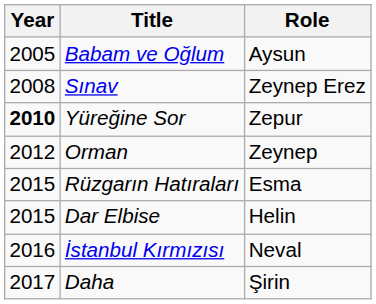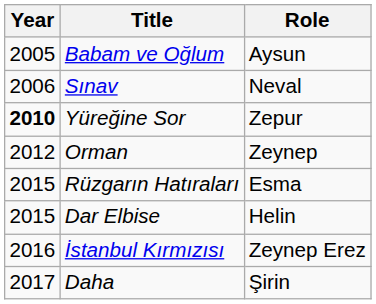(32, 86) 2008 -> (32, 86) 2006
(307, 86) Zeynep Erez -> (275, 86) Neval
(275, 250) Neval -> (307, 250) Zeynep Erez
